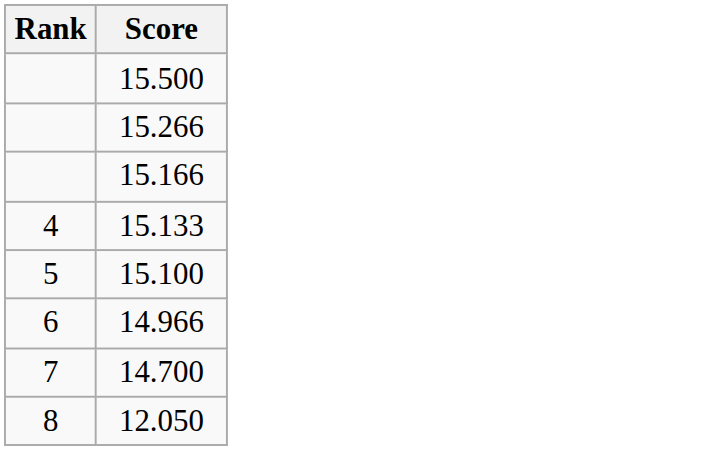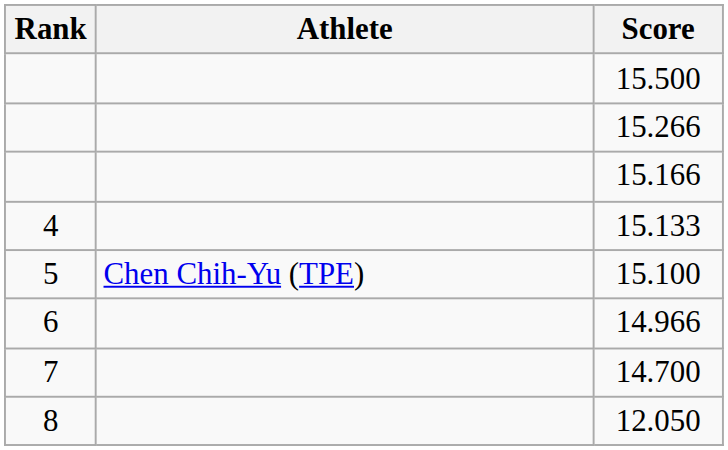+ column: (345, 28)
